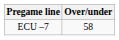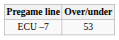(88, 27) 58 -> (88, 27) 53
